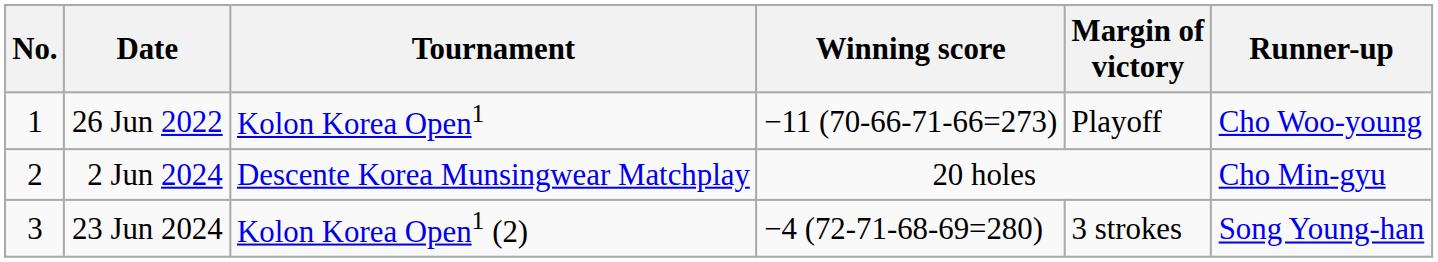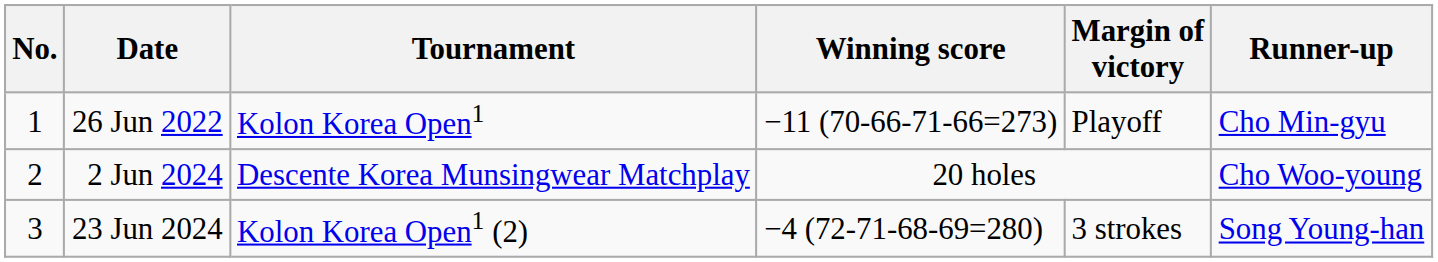(1320, 120) Cho Woo-young -> (1302, 120) Cho Min-gyu
(1302, 174) Cho Min-gyu -> (1320, 174) Cho Woo-young
